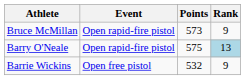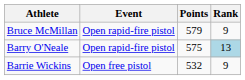(194, 31) 573 -> (194, 31) 579
